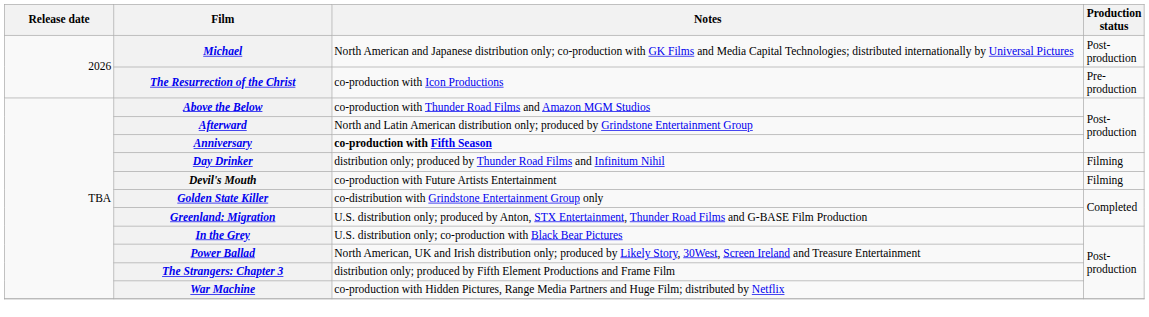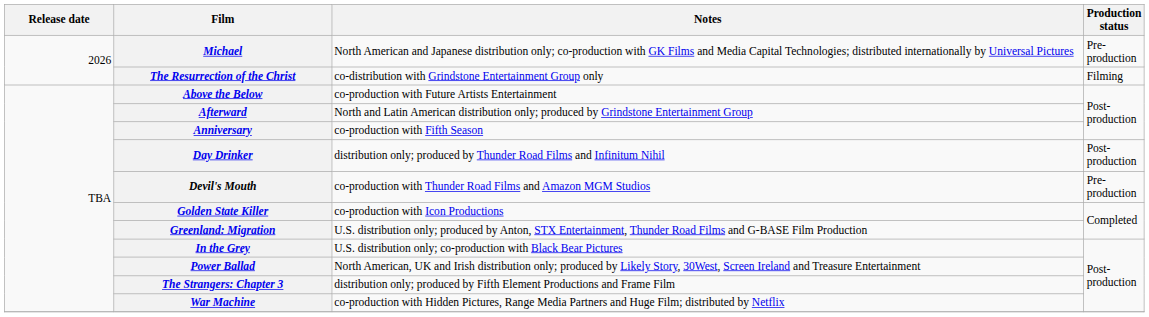(1112, 51) Post-production -> (1112, 51) Pre-production
(419, 82) co-production with Icon Productions -> (469, 76) co-distribution with Grindstone Entertainment Group only
(1112, 82) Pre-production -> (1105, 76) Filming
(492, 107) co-production with Thunder Road Films and Amazon MGM Studios -> (445, 94) co-production with Future Artists Entertainment
(413, 143) bold -> (409, 130) normal
(1105, 162) Filming -> (1112, 155) Post-production
(445, 180) co-production with Future Artists Entertainment -> (492, 186) co-production with Thunder Road Films and Amazon MGM Studios
(1105, 180) Filming -> (1112, 186) Pre-production
(469, 198) co-distribution with Grindstone Entertainment Group only -> (419, 211) co-production with Icon Productions
